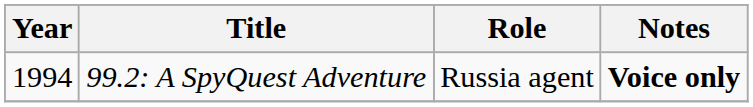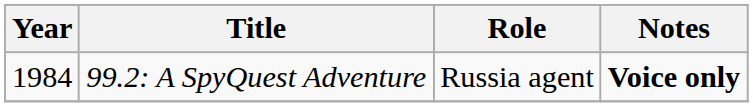(42, 76) 1994 -> (42, 76) 1984
